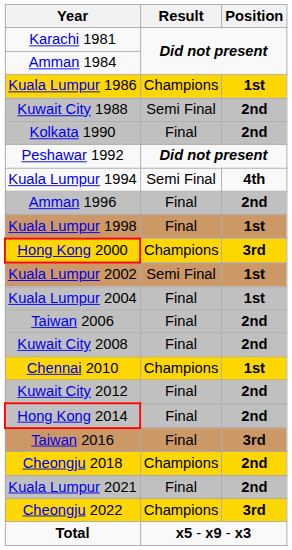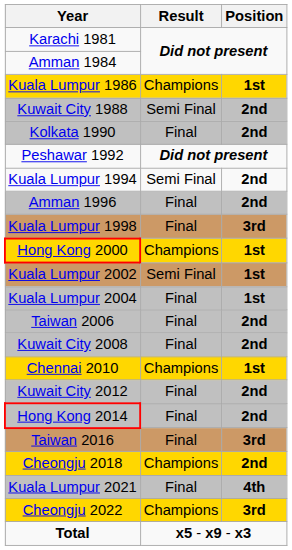(254, 179) 4th -> (254, 179) 2nd
(254, 226) 1st -> (254, 226) 3rd
(254, 250) 3rd -> (254, 250) 1st
(254, 486) 2nd -> (254, 486) 4th
